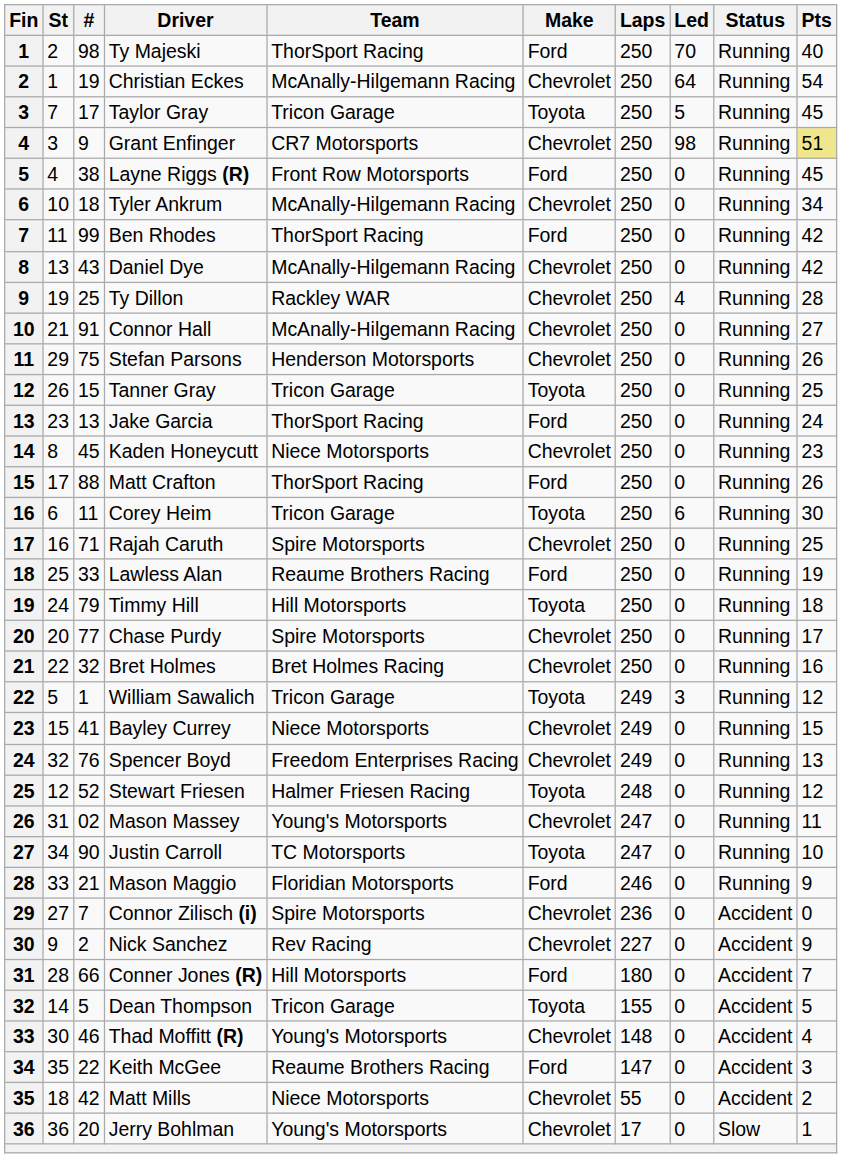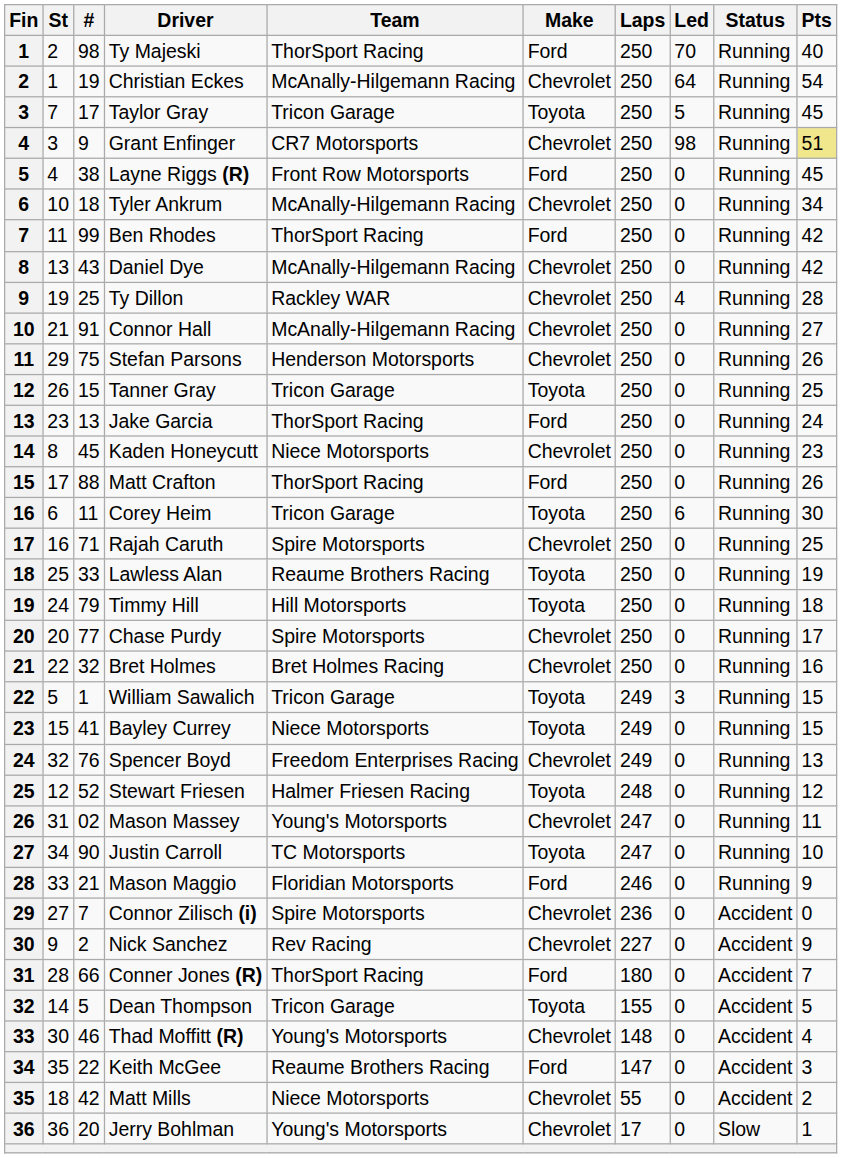(548, 575) Ford -> (556, 575) Toyota
(812, 698) 12 -> (812, 698) 15
(569, 729) Chevrolet -> (556, 729) Toyota
(339, 975) Hill Motorsports -> (347, 975) ThorSport Racing
